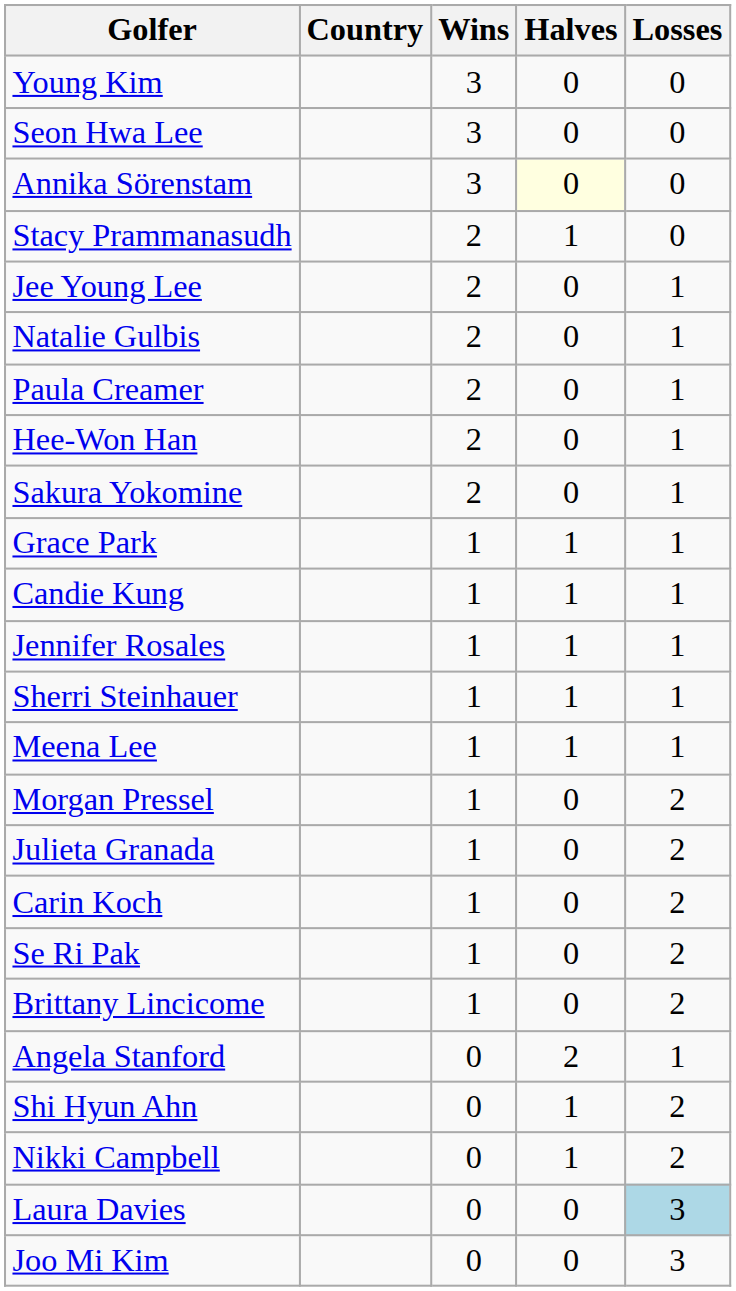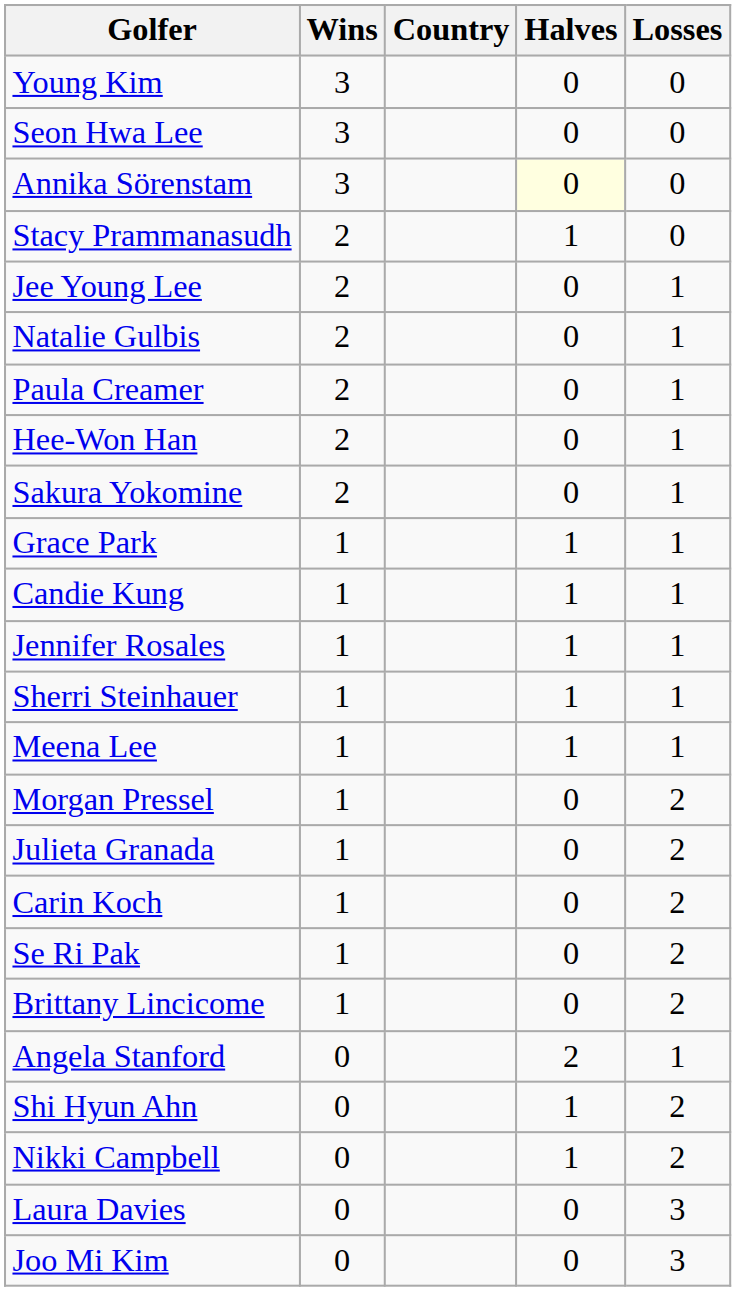columns swapped: (365, 30) <-> (474, 30)
(677, 1209) lightblue background -> (677, 1209) no background
